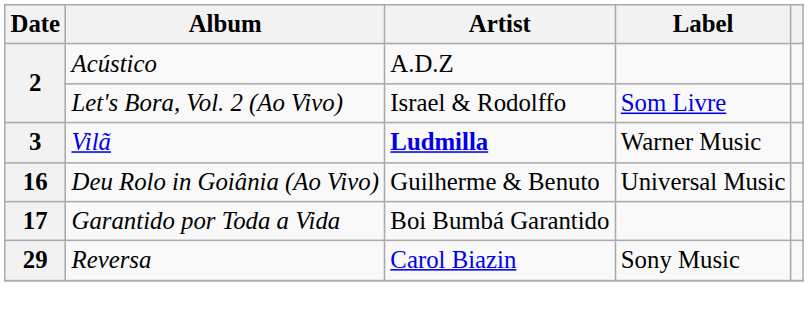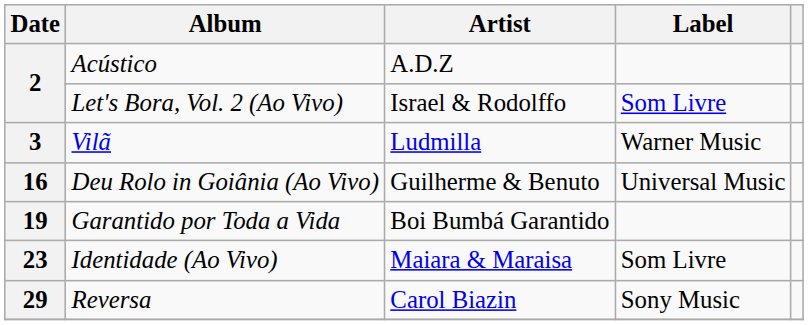(439, 142) bold -> (436, 142) normal
(35, 220) 17 -> (35, 220) 19
+ row: (175, 260)
